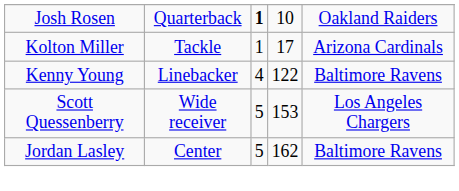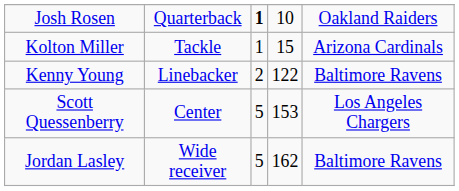(285, 46) 17 -> (285, 46) 15
(259, 74) 4 -> (259, 74) 2
(198, 113) Wide receiver -> (198, 113) Center
(198, 151) Center -> (198, 161) Wide receiver
